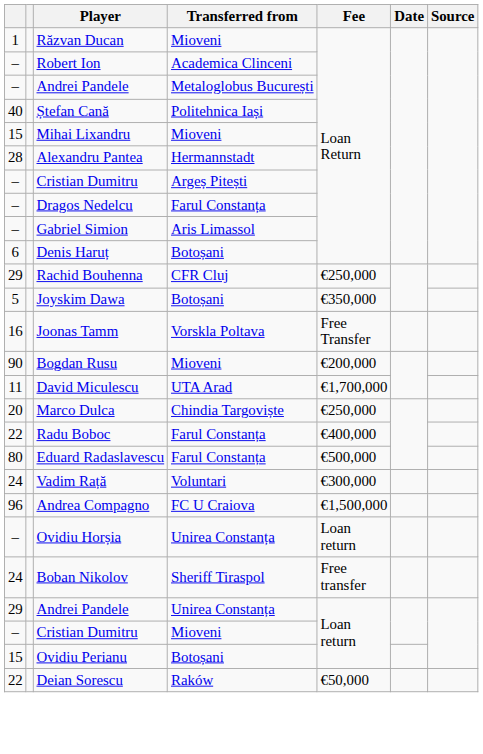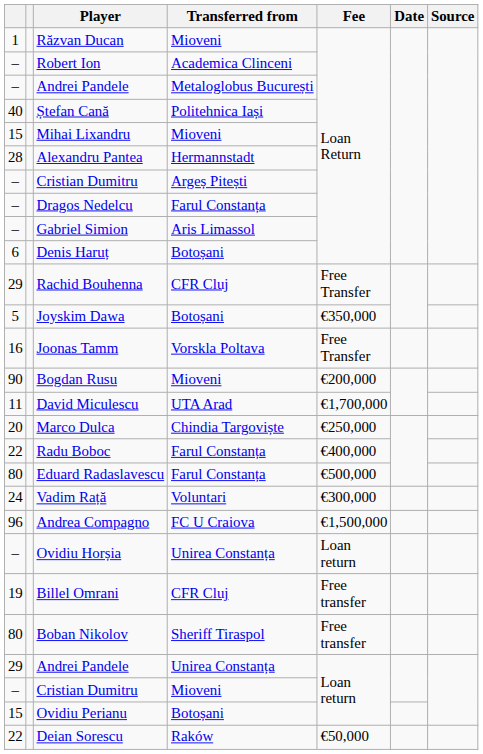(348, 275) €250,000 -> (345, 284) Free Transfer
+ row: (78, 594)
(15, 577) 24 -> (15, 634) 80
